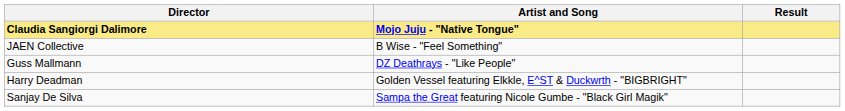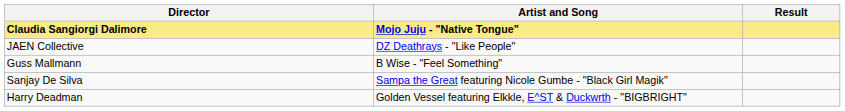(439, 47) B Wise - "Feel Something" -> (446, 47) DZ Deathrays - "Like People"
(446, 64) DZ Deathrays - "Like People" -> (439, 64) B Wise - "Feel Something"
rows swapped: (45, 81) <-> (45, 98)
